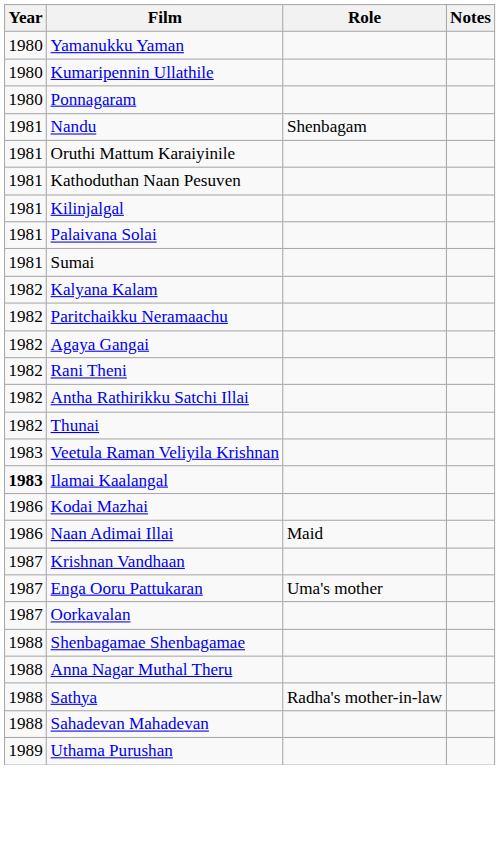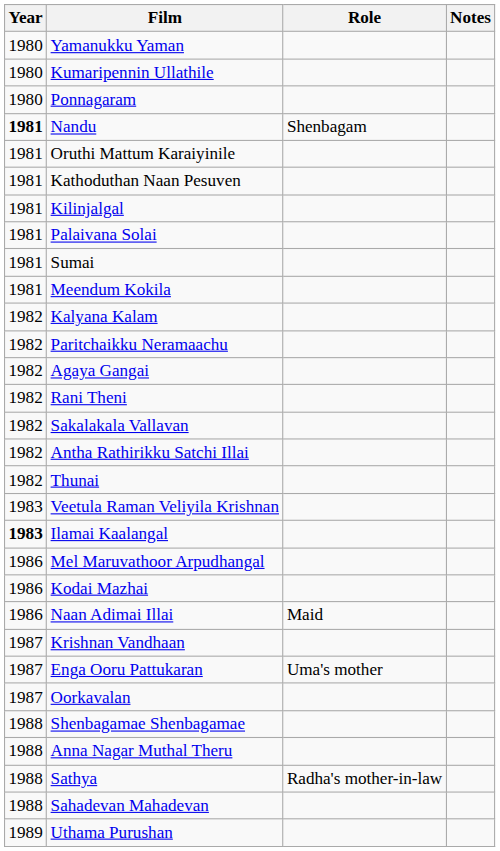(26, 126) normal -> (26, 126) bold
+ row: (111, 289)
+ row: (120, 425)
+ row: (158, 561)
